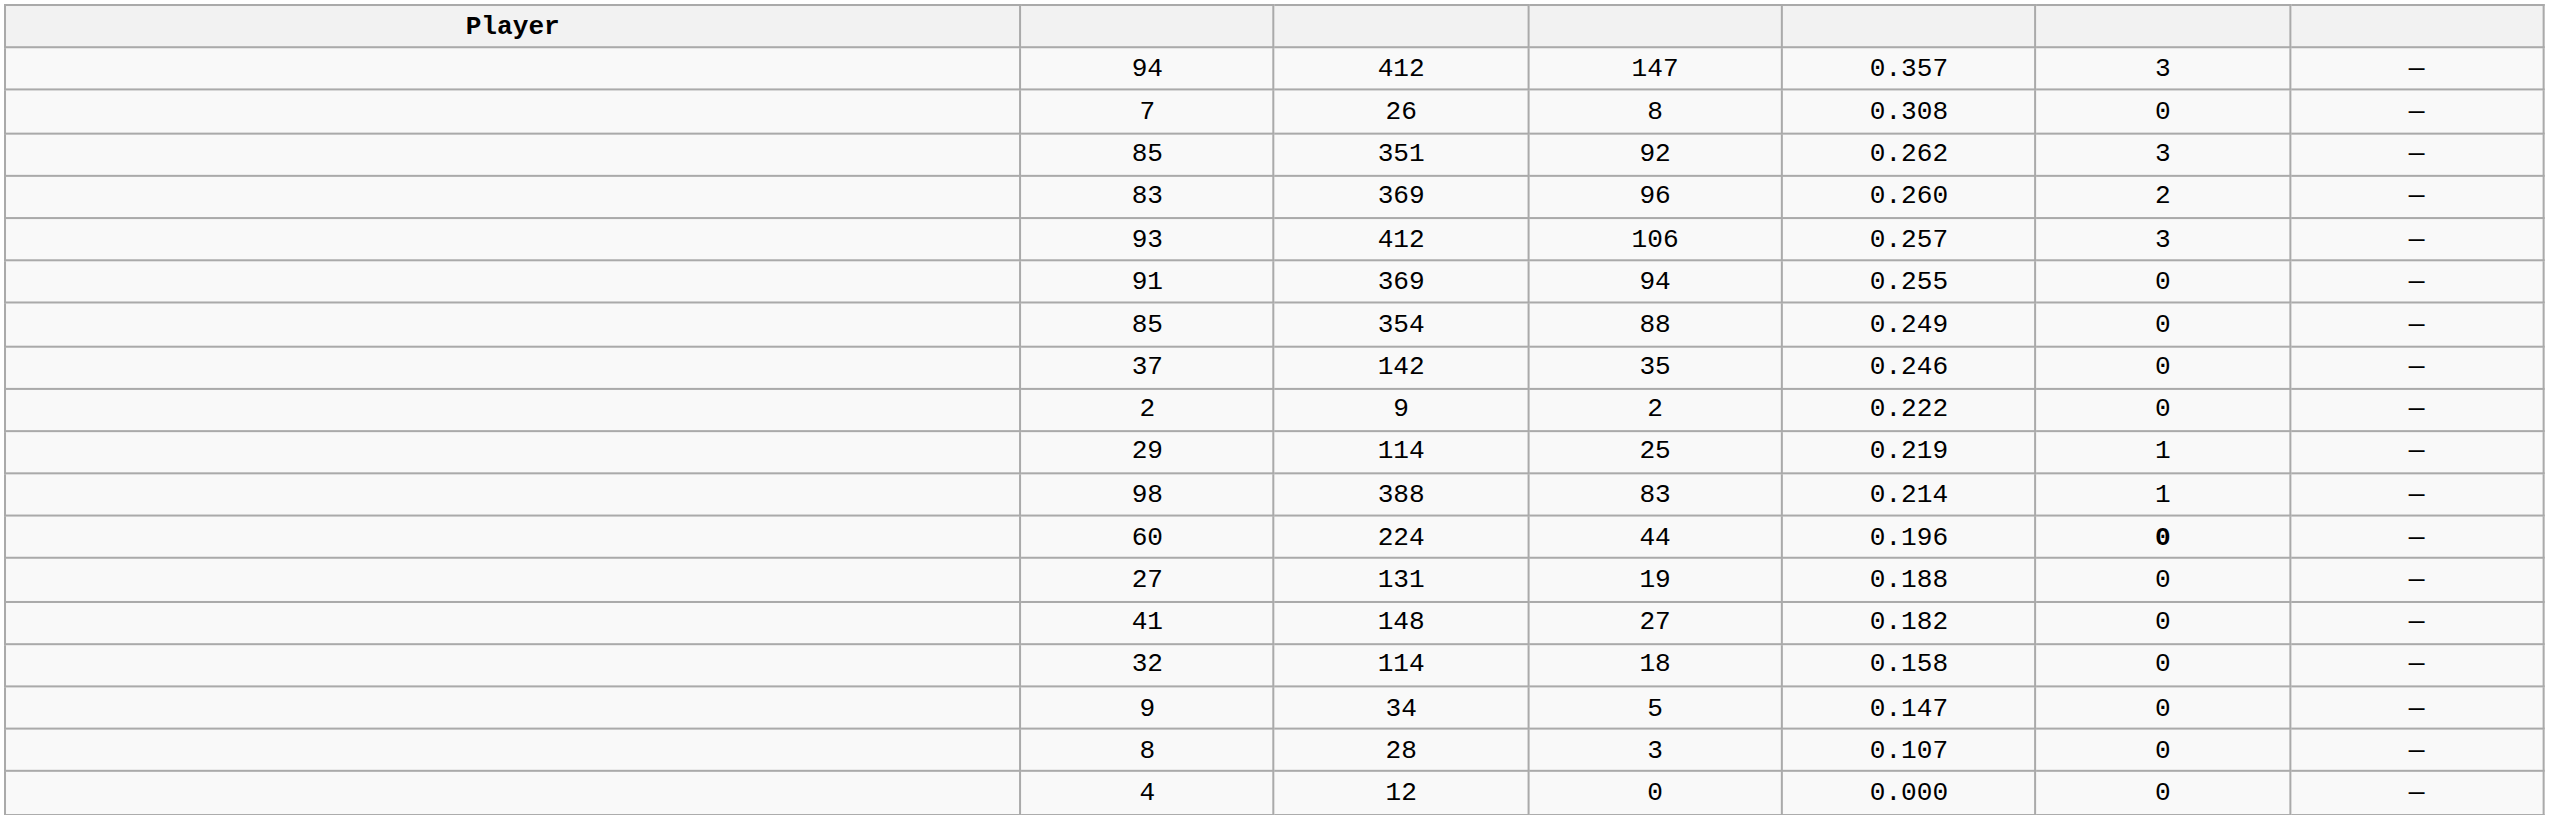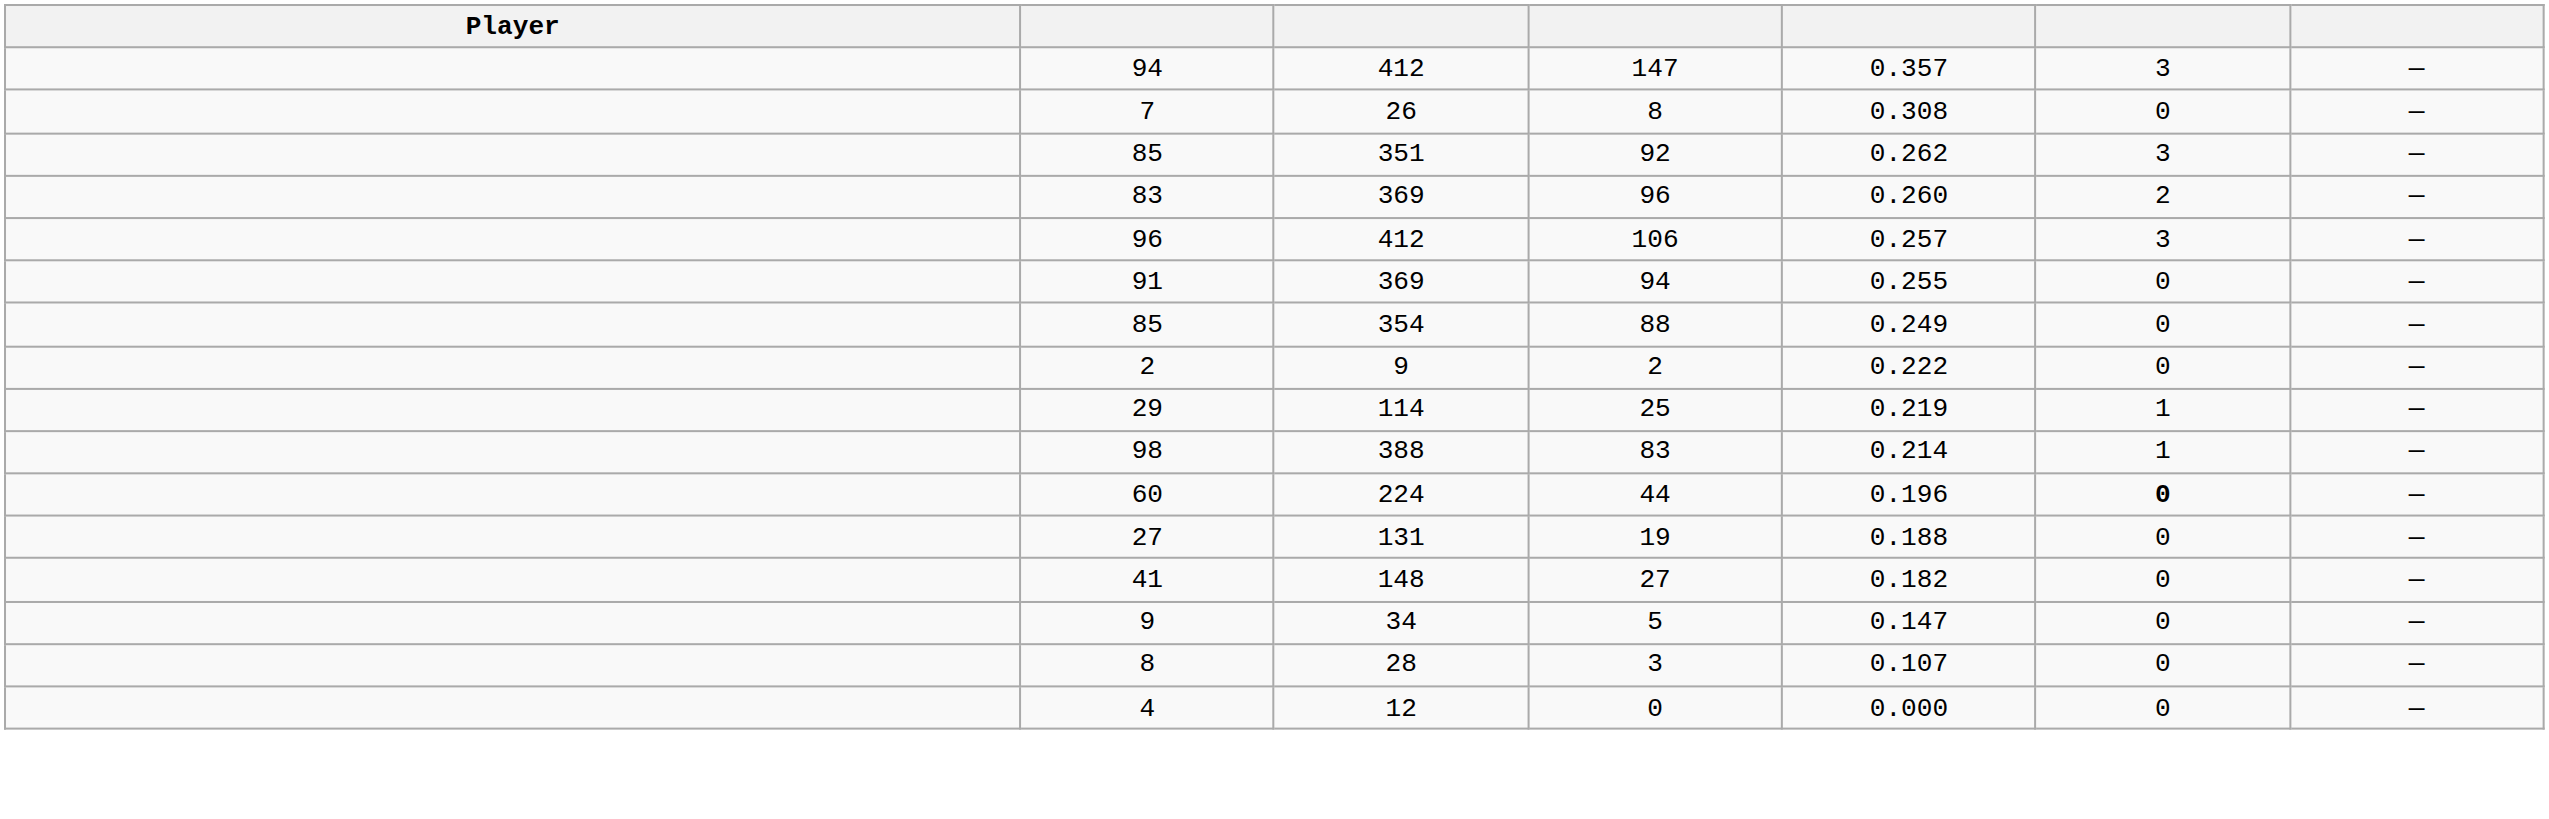(1147, 239) 93 -> (1147, 239) 96
- row: (1655, 367)
- row: (1655, 665)
